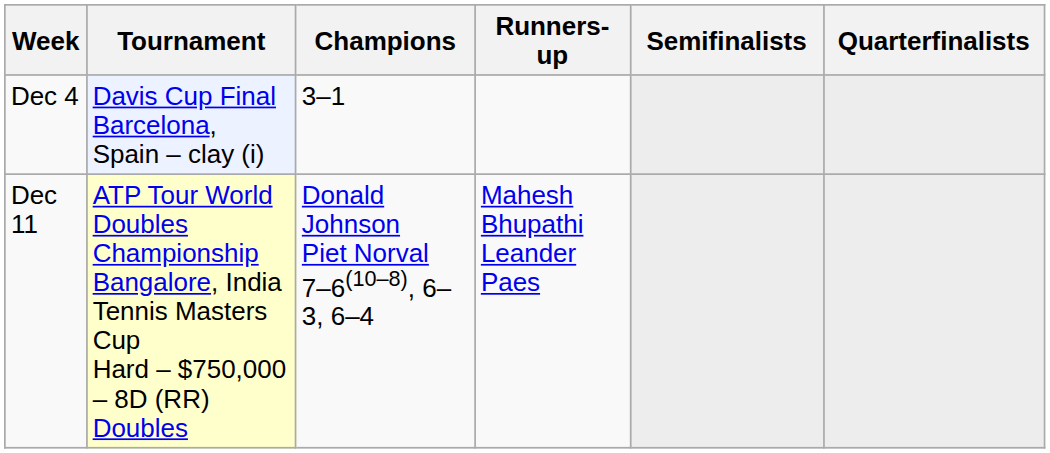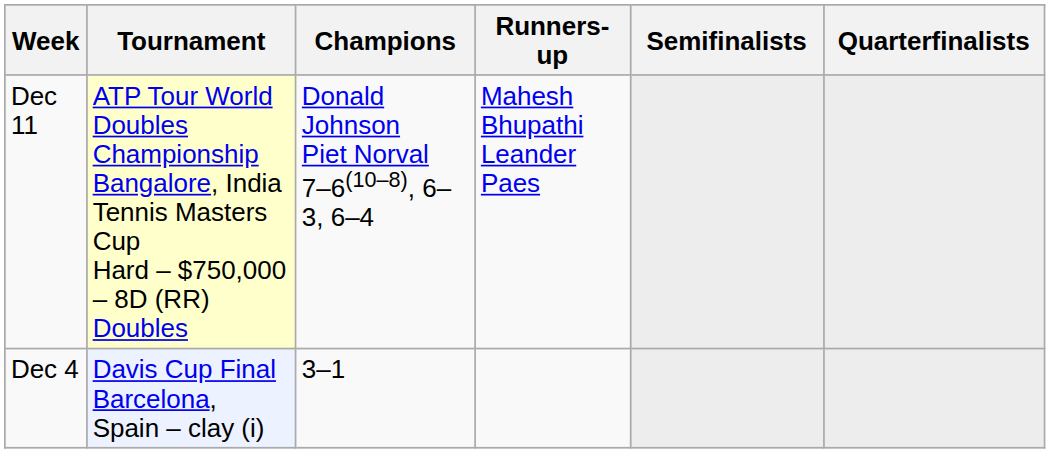rows swapped: (45, 96) <-> (34, 210)
